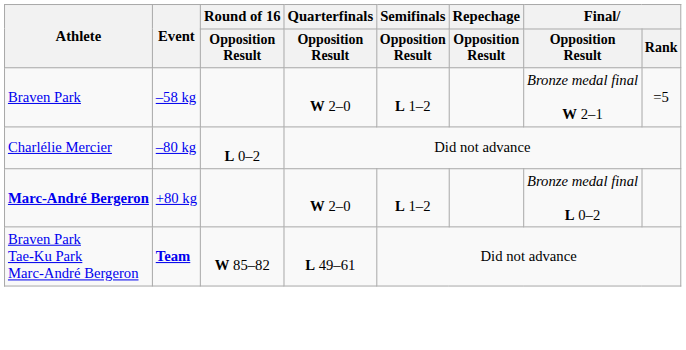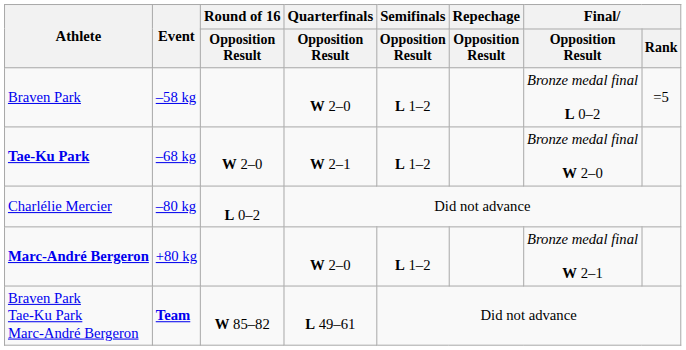(583, 97) Bronze medal final W 2–1 -> (583, 97) Bronze medal final L 0–2
+ row: (49, 156)
(583, 198) Bronze medal final L 0–2 -> (583, 257) Bronze medal final W 2–1
